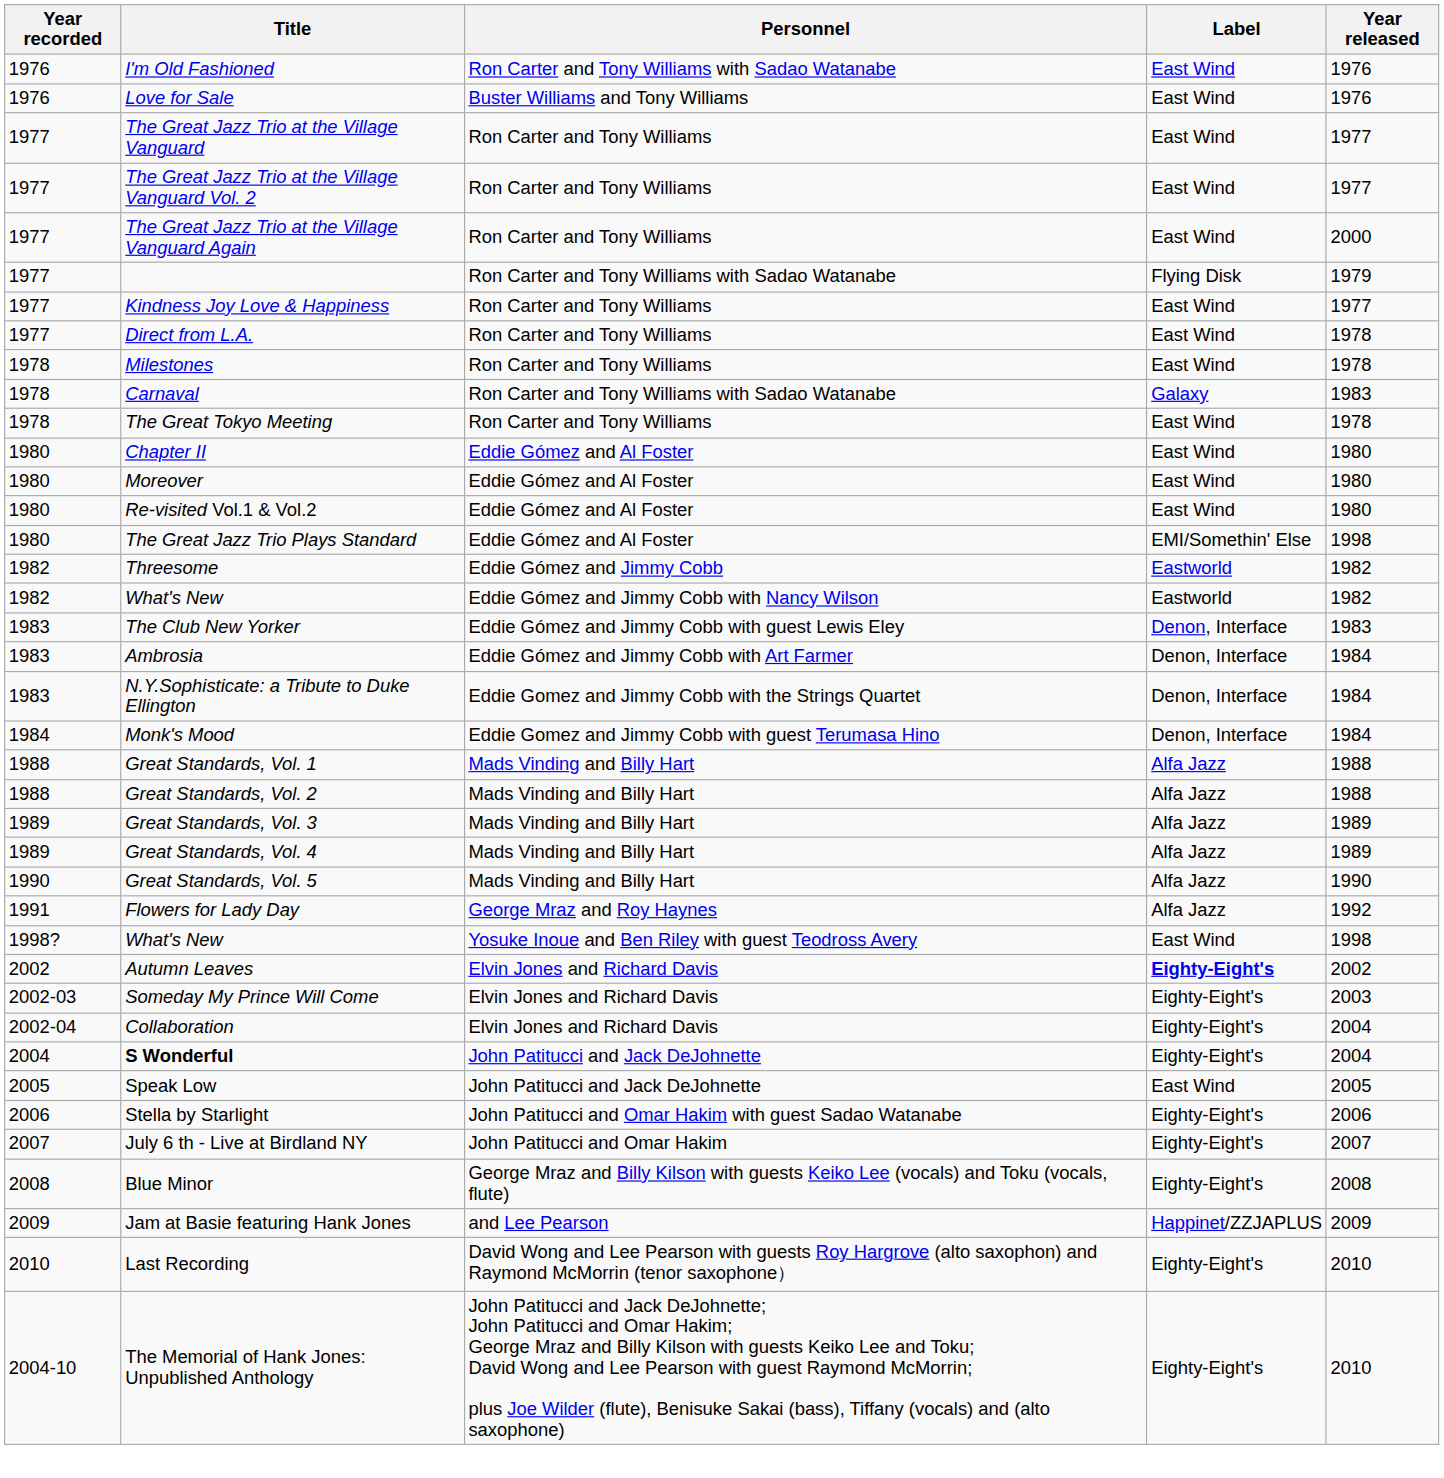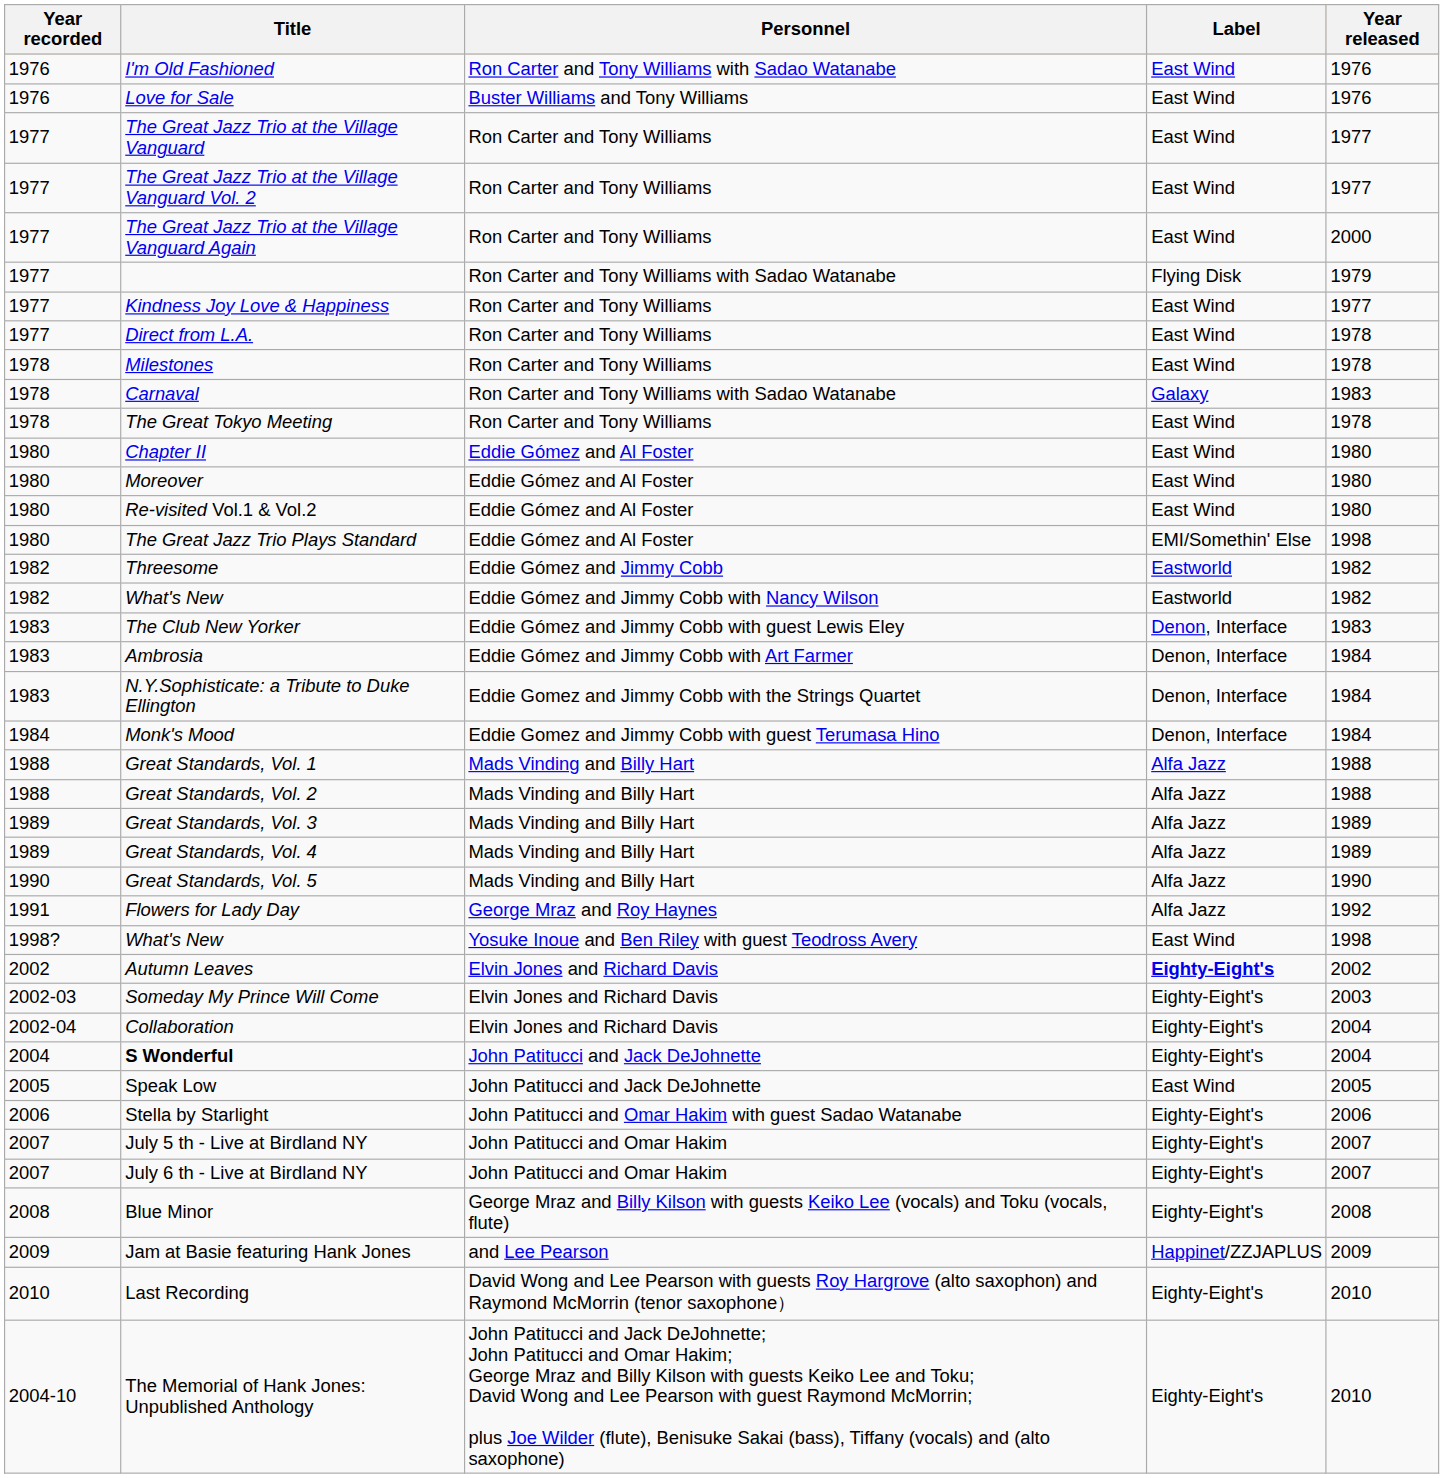+ row: (29, 1143)
